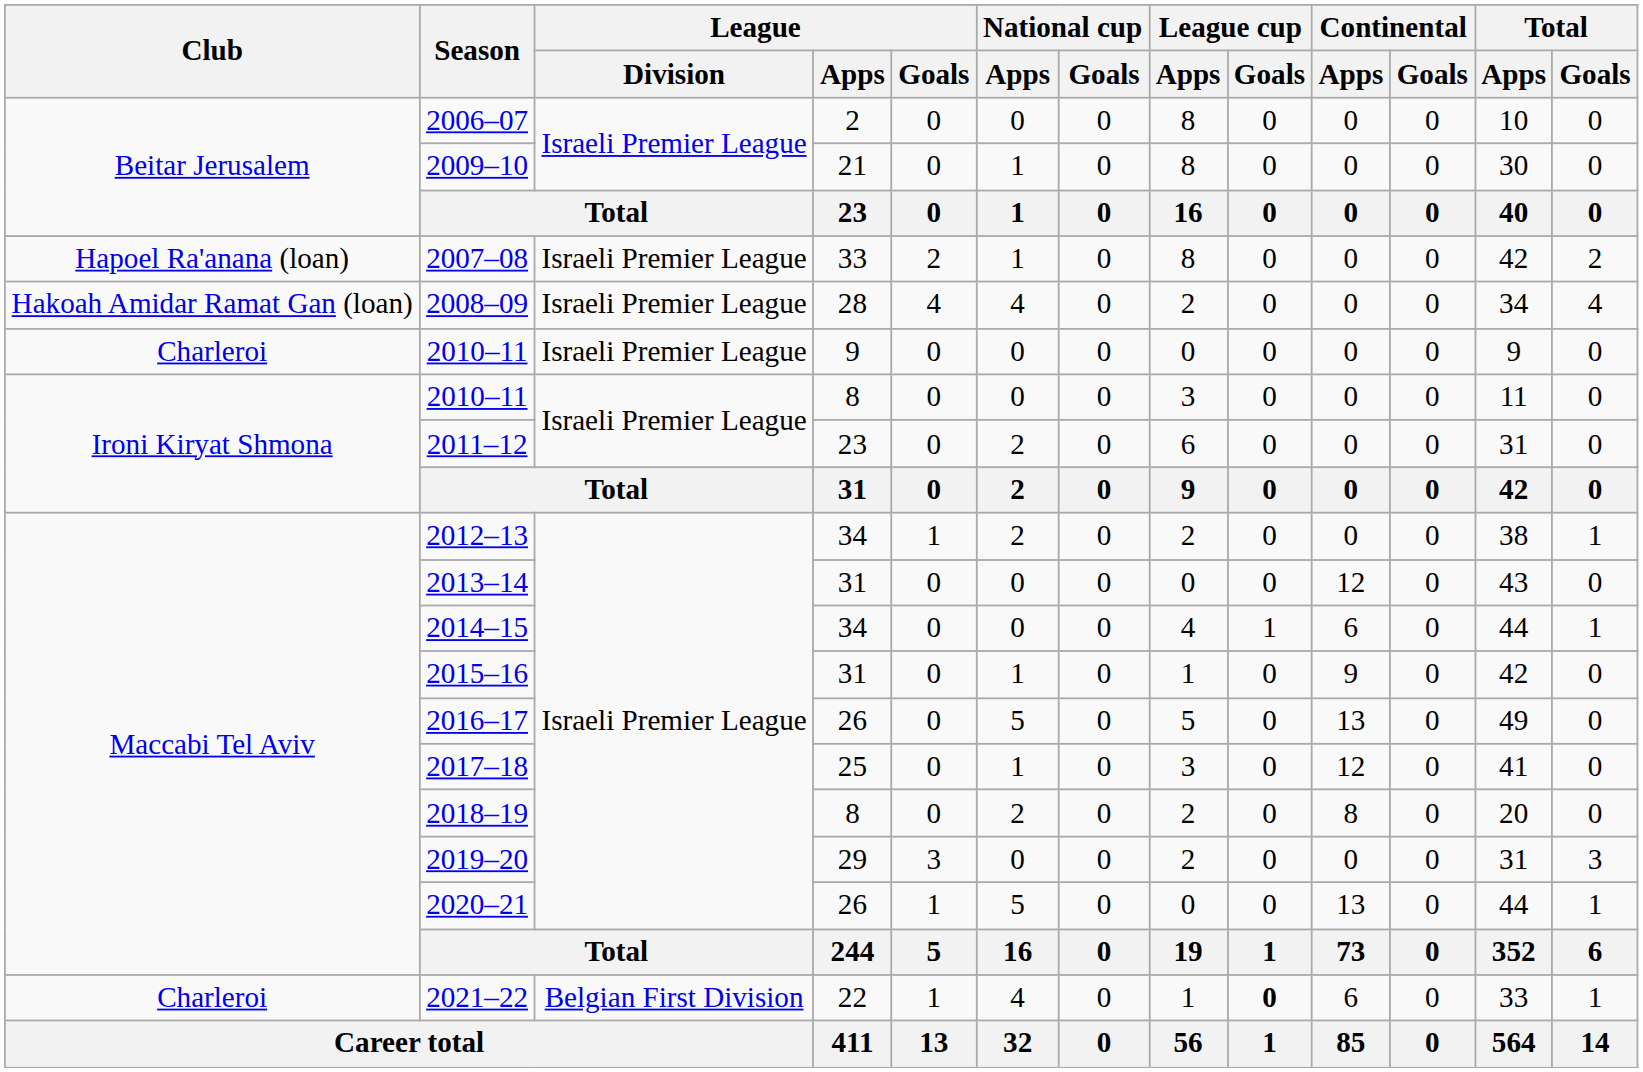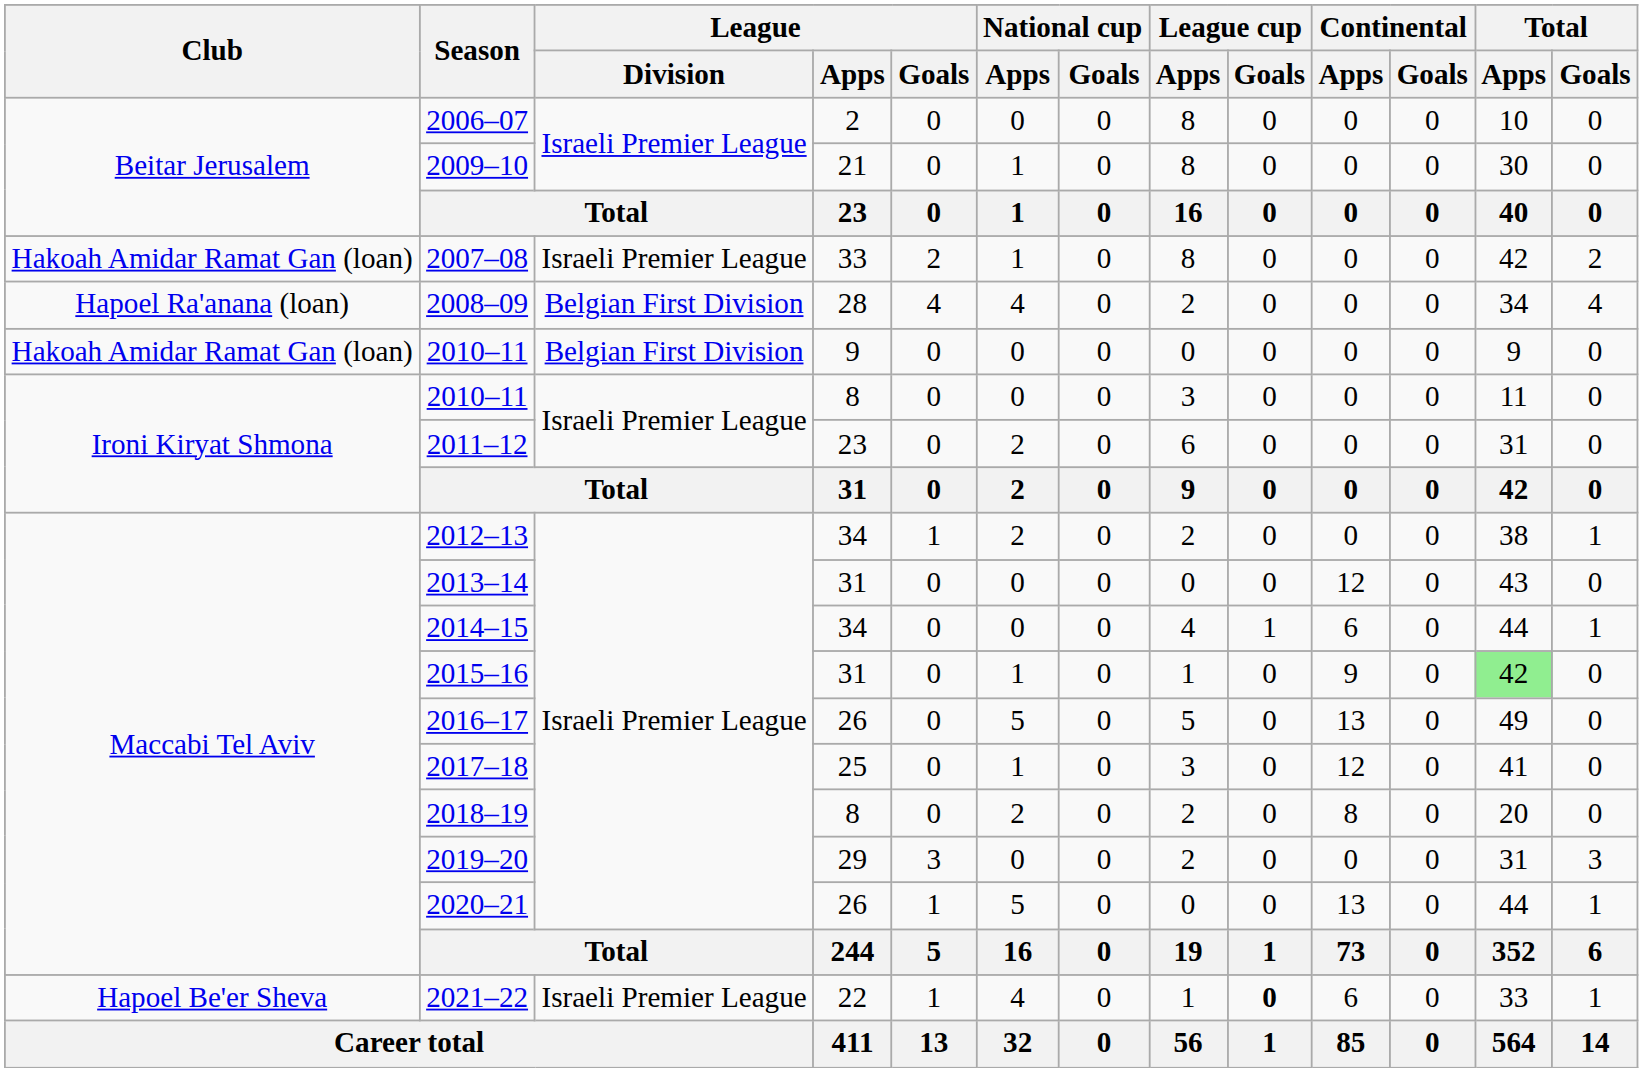(212, 258) Hapoel Ra'anana (loan) -> (212, 258) Hakoah Amidar Ramat Gan (loan)
(212, 304) Hakoah Amidar Ramat Gan (loan) -> (212, 304) Hapoel Ra'anana (loan)
(674, 304) Israeli Premier League -> (674, 304) Belgian First Division
(212, 350) Charleroi -> (212, 350) Hakoah Amidar Ramat Gan (loan)
(674, 350) Israeli Premier League -> (674, 350) Belgian First Division
(1514, 674) no background -> (1514, 674) lightgreen background
(212, 997) Charleroi -> (212, 997) Hapoel Be'er Sheva
(674, 997) Belgian First Division -> (674, 997) Israeli Premier League
